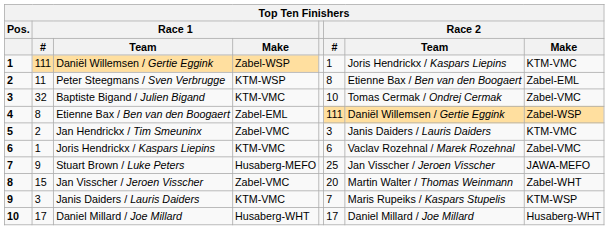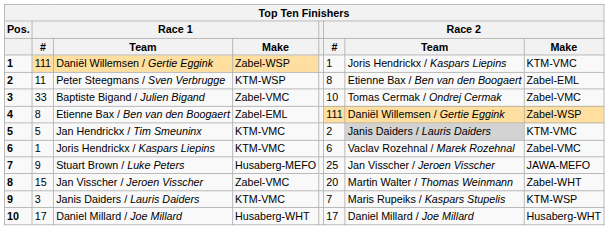(41, 97) 32 -> (41, 97) 33
(260, 97) KTM-VMC -> (262, 97) Zabel-VMC
(38, 131) 2 -> (38, 131) 5
(262, 131) Zabel-VMC -> (260, 131) KTM-VMC
(329, 131) 3 -> (329, 131) 2
(419, 131) no background -> (419, 131) lightgrey background
